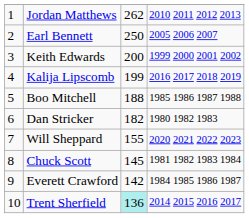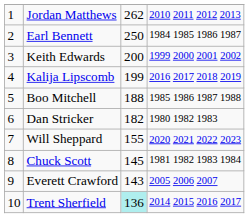(183, 35) 2005 2006 2007 -> (195, 35) 1984 1985 1986 1987
(134, 181) 142 -> (134, 181) 143
(195, 181) 1984 1985 1986 1987 -> (183, 181) 2005 2006 2007
